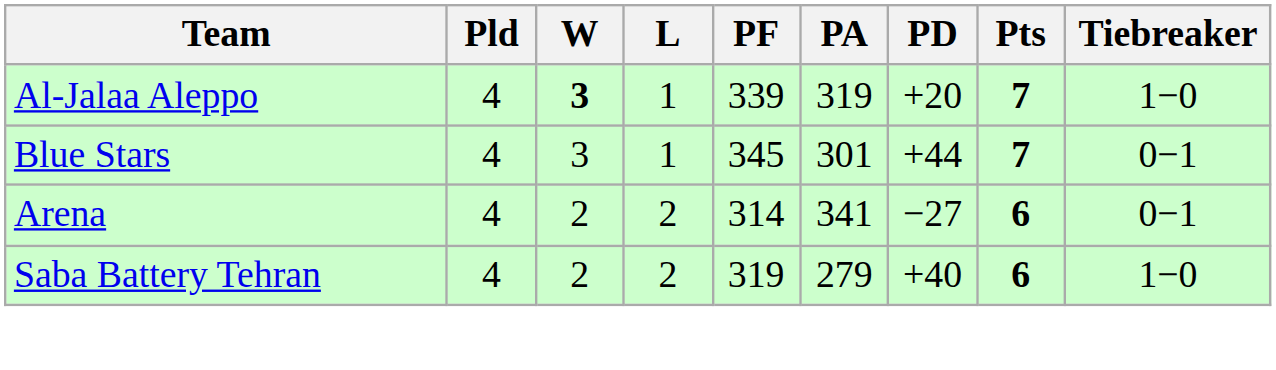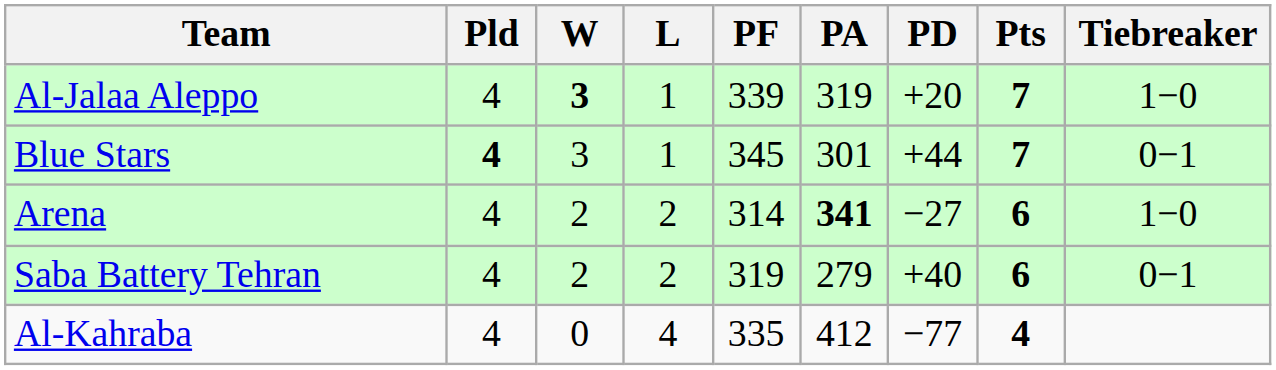(491, 154) normal -> (491, 154) bold
(844, 214) normal -> (844, 214) bold
(1168, 214) 0−1 -> (1168, 214) 1−0
(1168, 273) 1−0 -> (1168, 273) 0−1
+ row: (103, 333)
